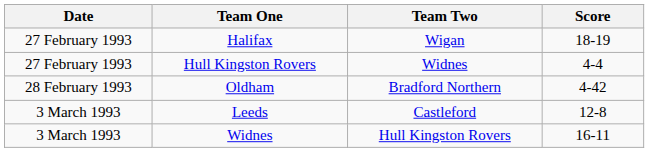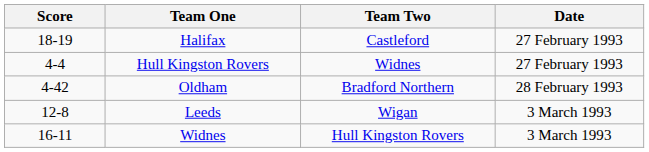columns swapped: (78, 16) <-> (593, 16)
(445, 40) Wigan -> (398, 40) Castleford
(445, 111) Castleford -> (398, 111) Wigan
